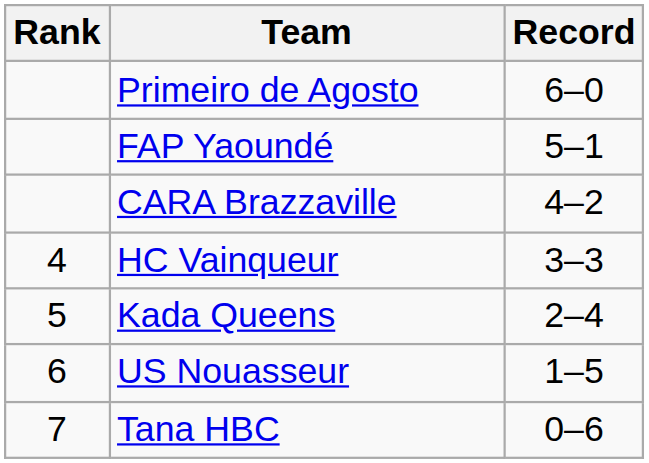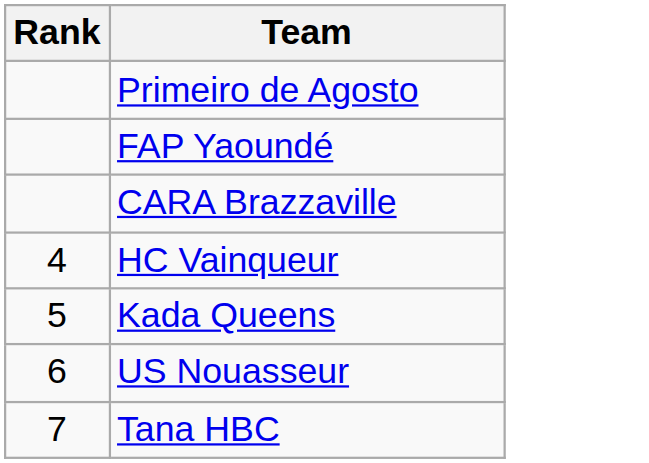- column: (574, 32)
